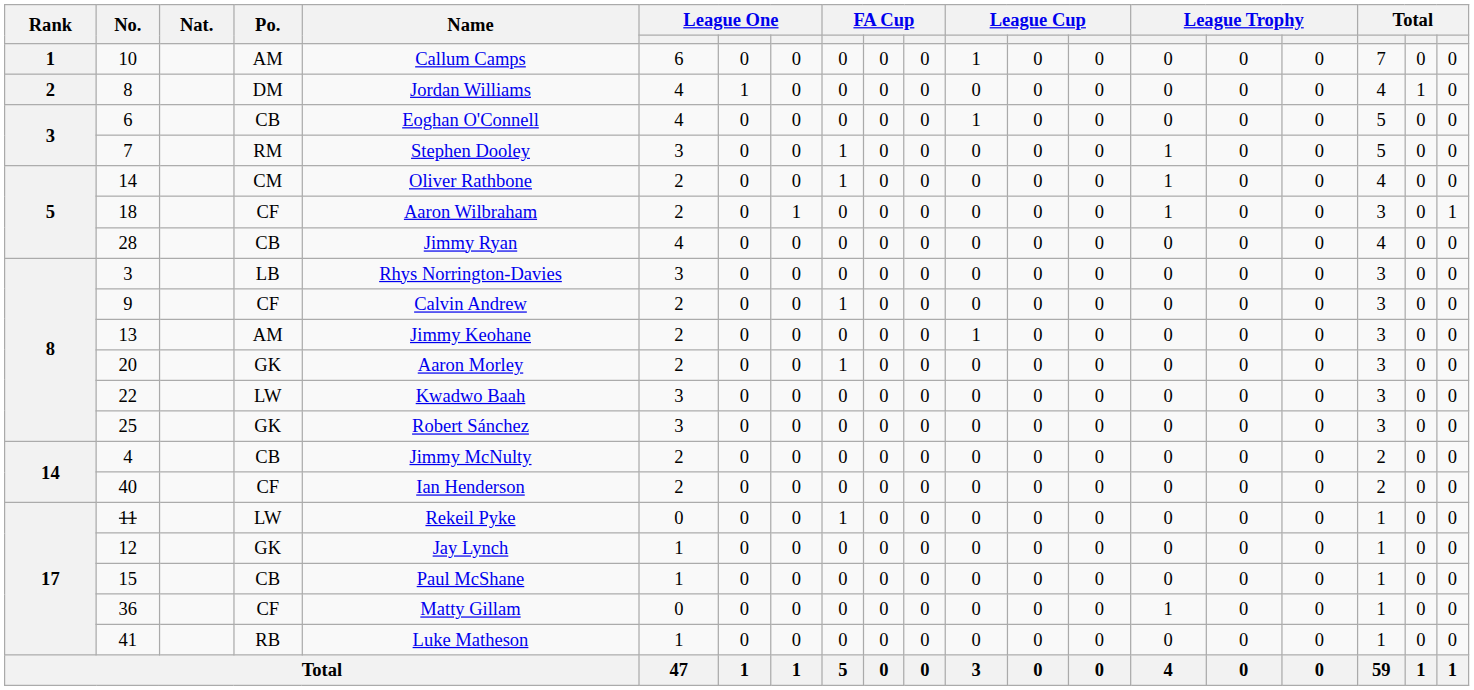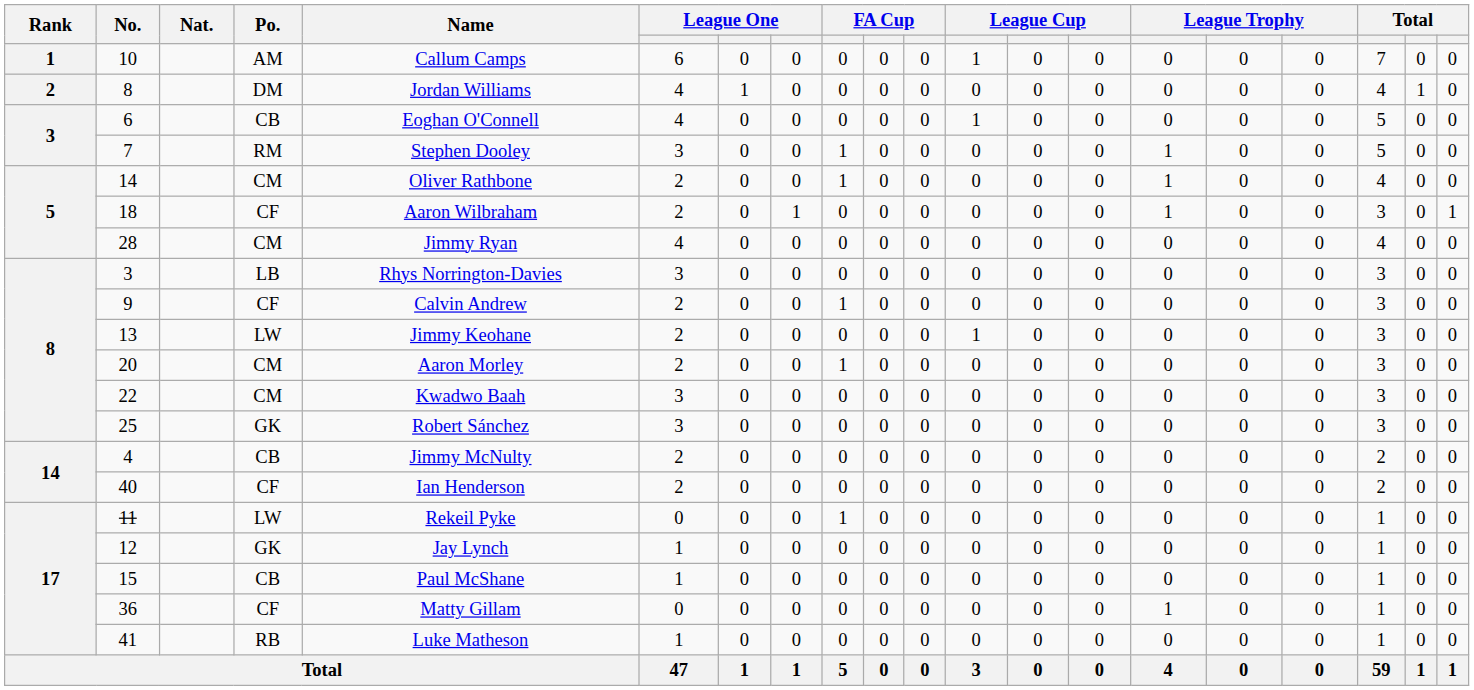(268, 242) CB -> (268, 242) CM
(268, 334) AM -> (268, 334) LW
(268, 364) GK -> (268, 364) CM
(268, 395) LW -> (268, 395) CM
